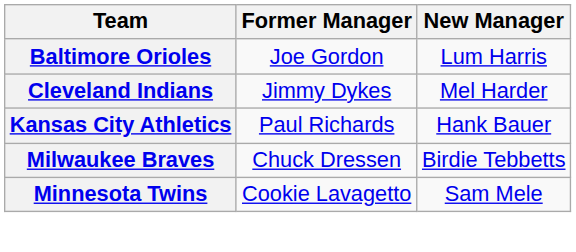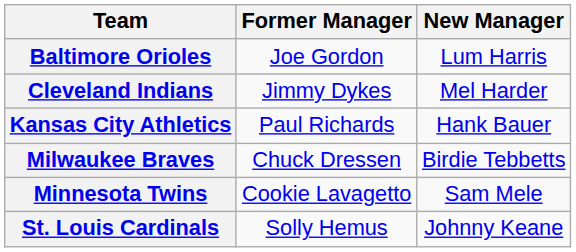+ row: (121, 228)
